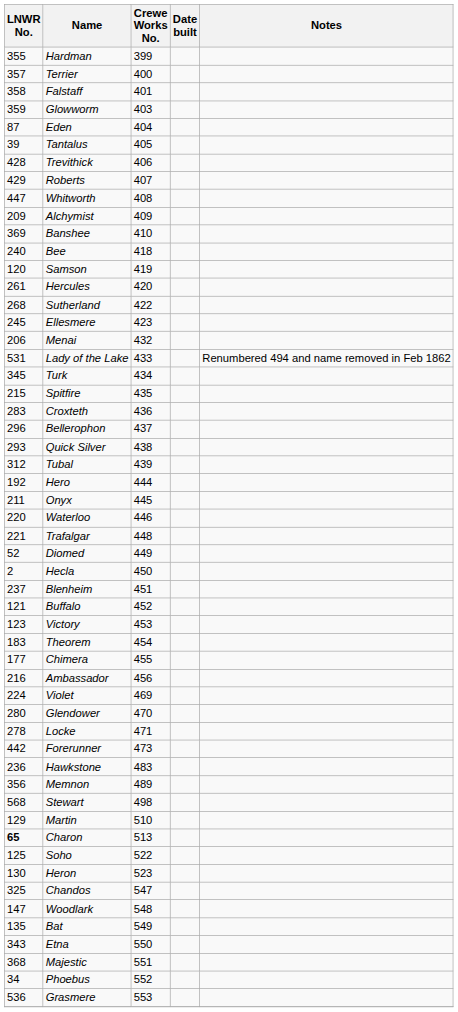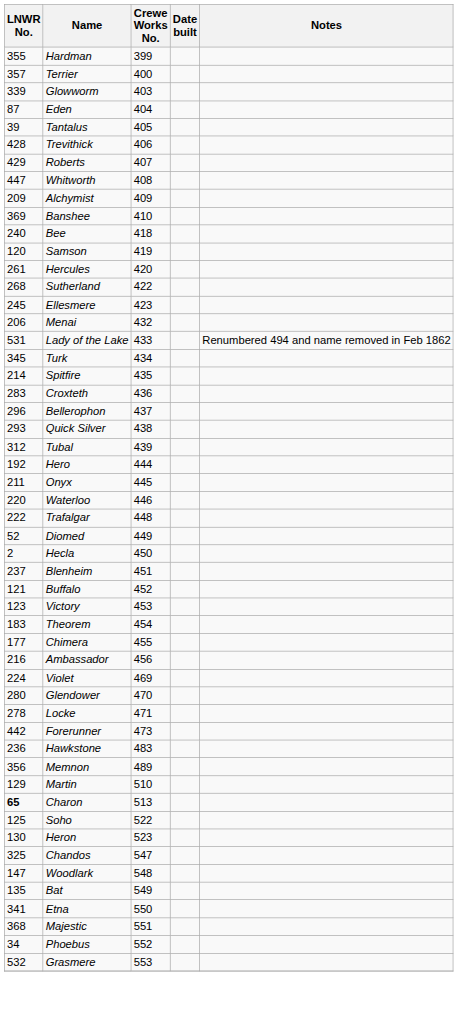- row: (64, 91)
(16, 109) 359 -> (16, 91) 339
(16, 393) 215 -> (16, 376) 214
(16, 535) 221 -> (16, 518) 222
- row: (65, 802)
(16, 944) 343 -> (16, 908) 341
(16, 997) 536 -> (16, 962) 532
